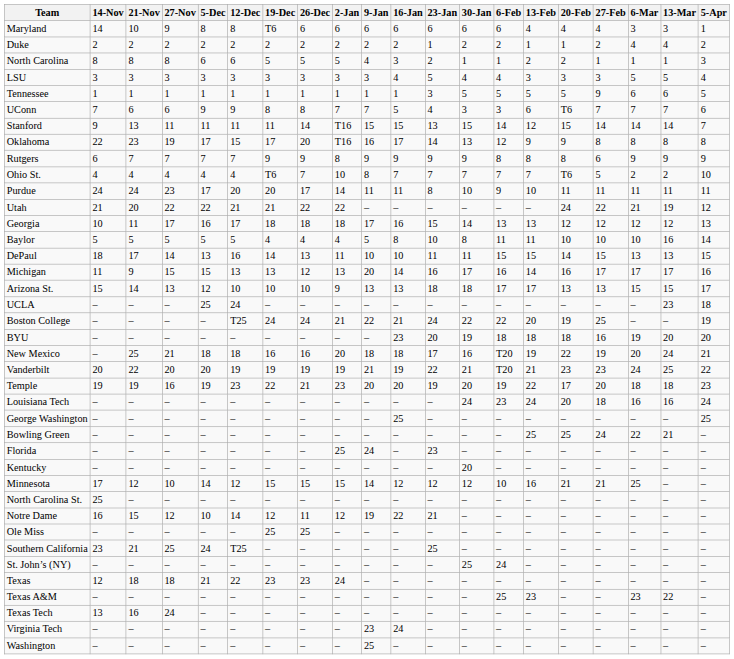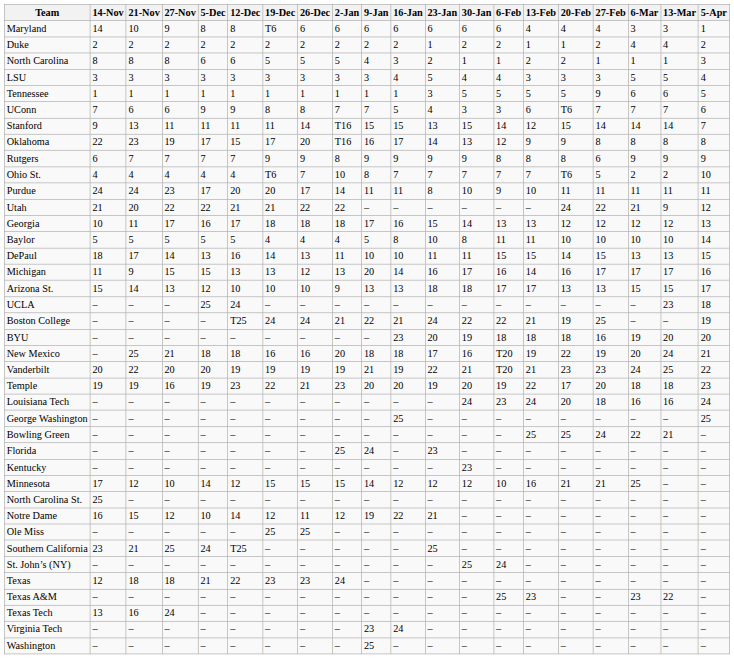(668, 207) 19 -> (666, 207) 9
(668, 239) 16 -> (668, 239) 10
(531, 321) 20 -> (531, 321) 21
(467, 467) 20 -> (467, 467) 23
